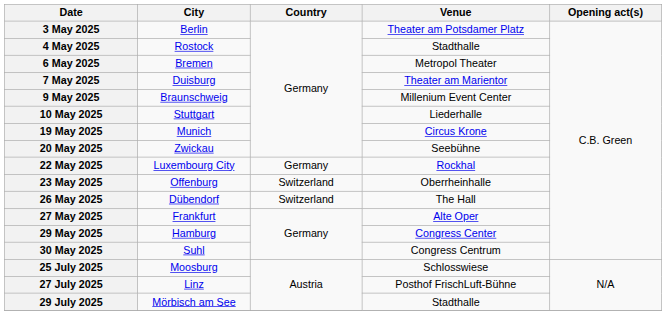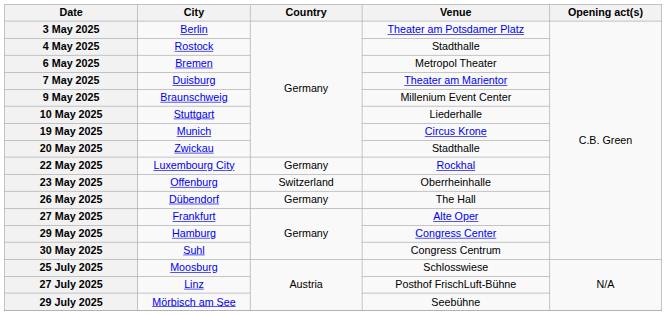(456, 149) Seebühne -> (456, 149) Stadthalle
(306, 200) Switzerland -> (306, 200) Germany
(456, 302) Stadthalle -> (456, 302) Seebühne
